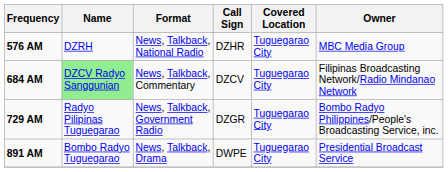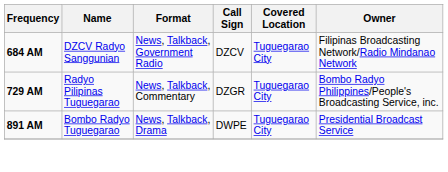- row: (25, 47)
(95, 80) lightgreen background -> (95, 52) no background
(173, 80) News, Talkback, Commentary -> (173, 52) News, Talkback, Government Radio
(173, 120) News, Talkback, Government Radio -> (173, 92) News, Talkback, Commentary
